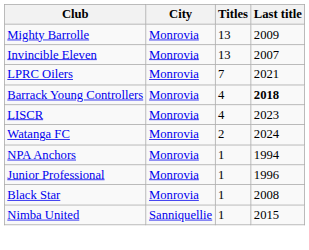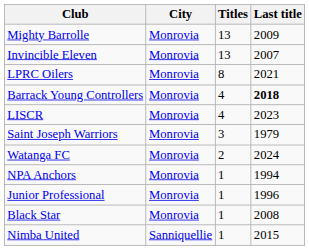(221, 74) 7 -> (221, 74) 8
+ row: (63, 134)
